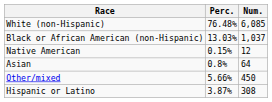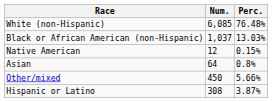columns swapped: (253, 11) <-> (222, 11)
